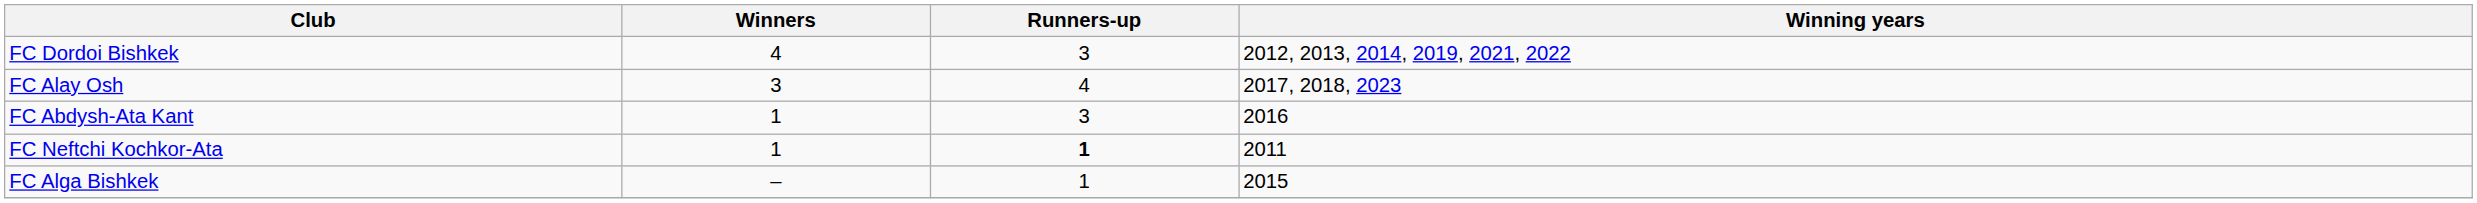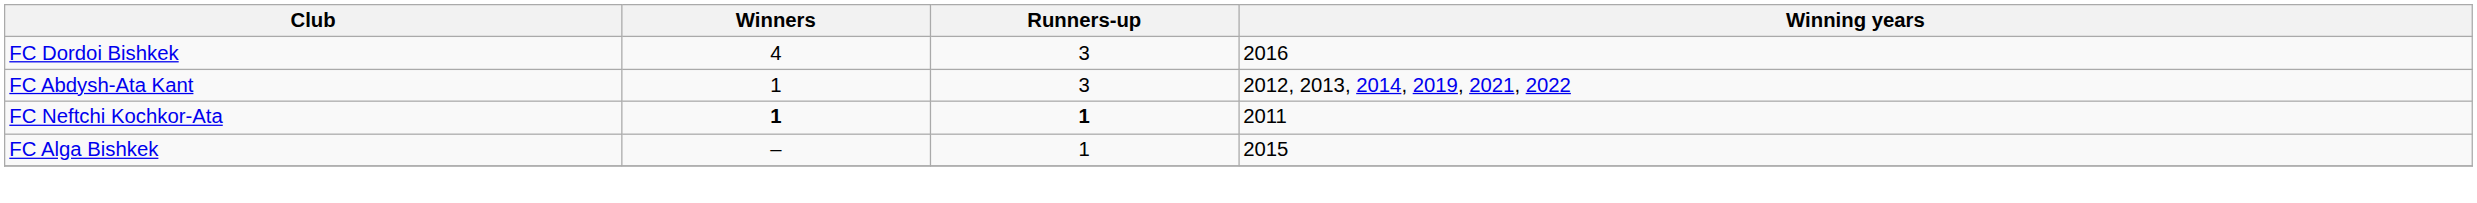(1407, 52) 2012, 2013, 2014, 2019, 2021, 2022 -> (1266, 52) 2016
- row: (66, 85)
(1266, 117) 2016 -> (1407, 85) 2012, 2013, 2014, 2019, 2021, 2022
(776, 149) normal -> (776, 117) bold
